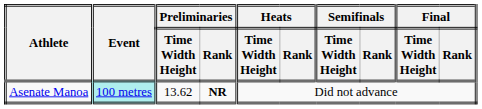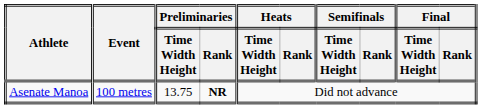(124, 92) paleturquoise background -> (124, 92) no background
(178, 92) 13.62 -> (178, 92) 13.75
